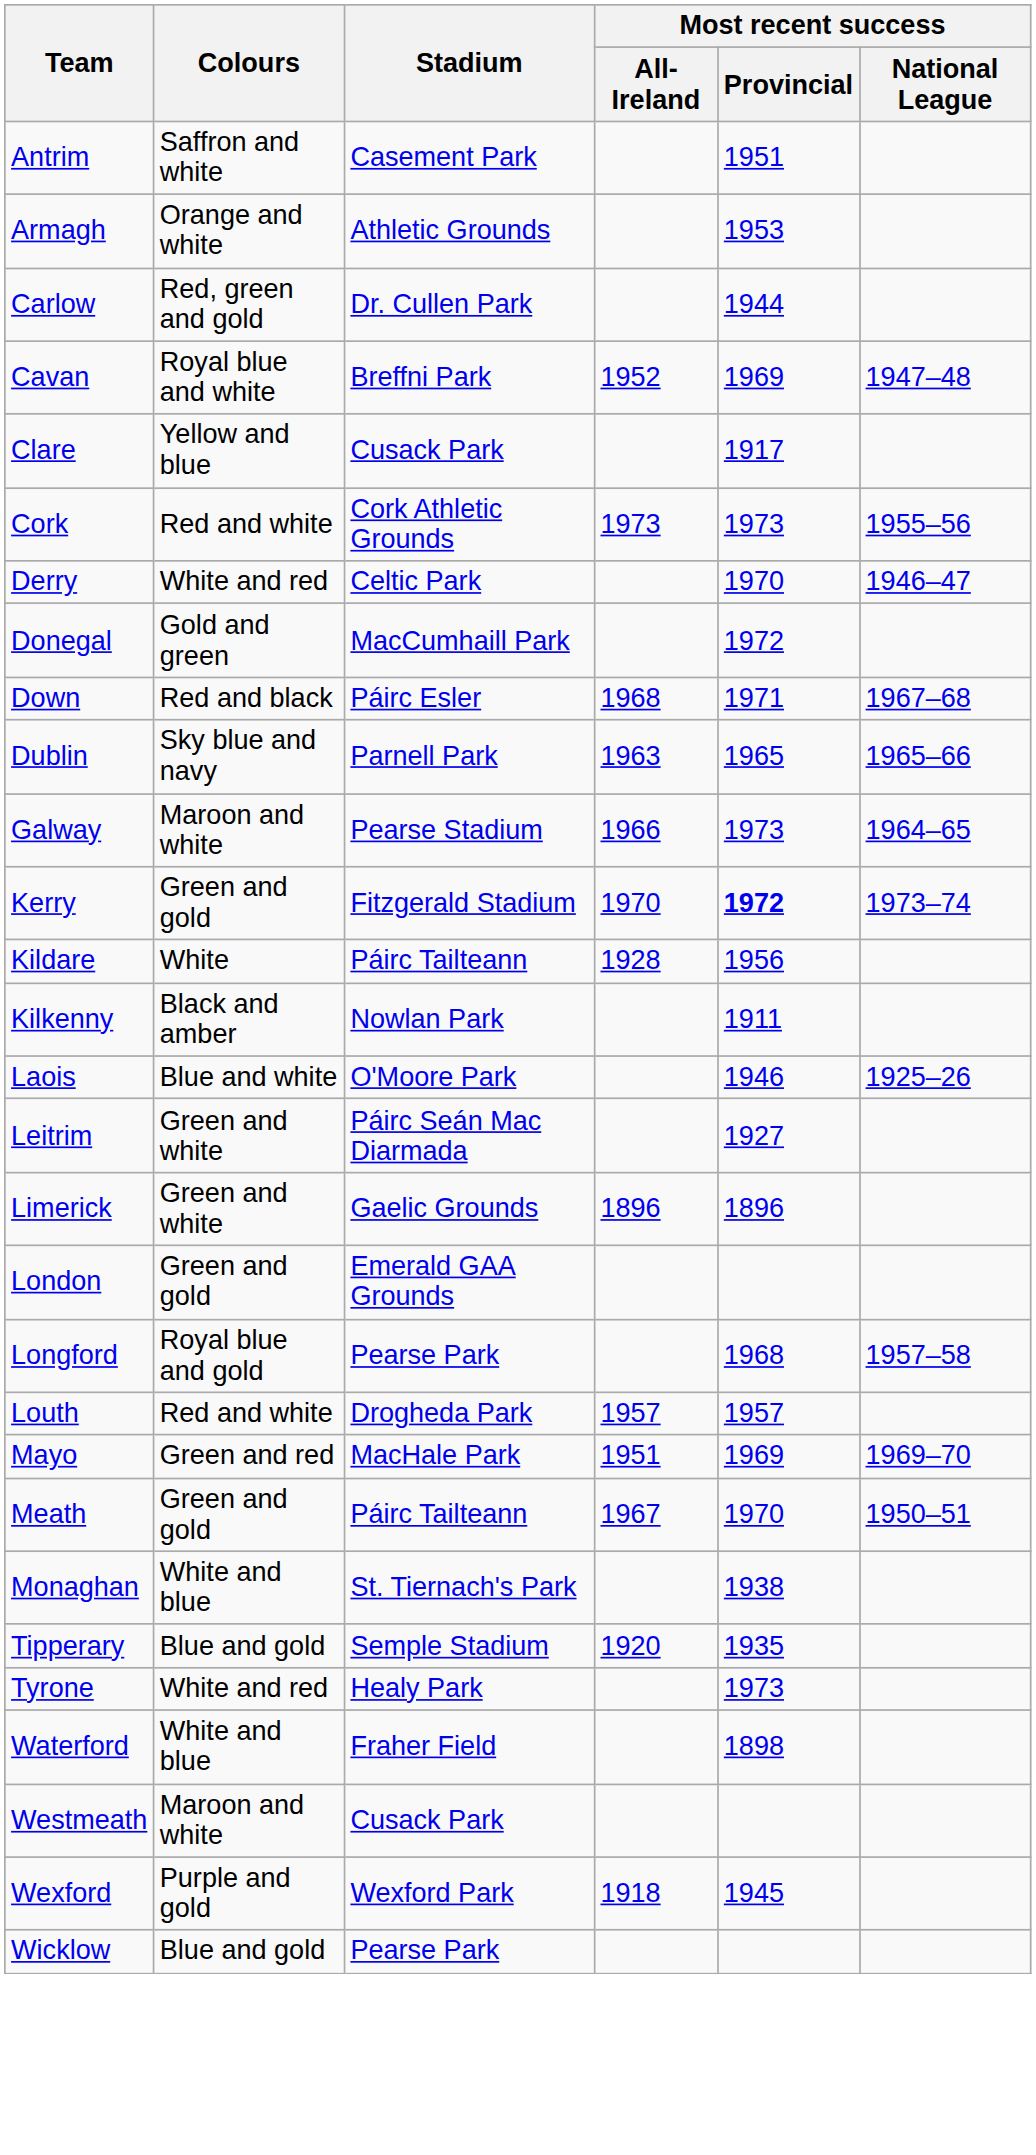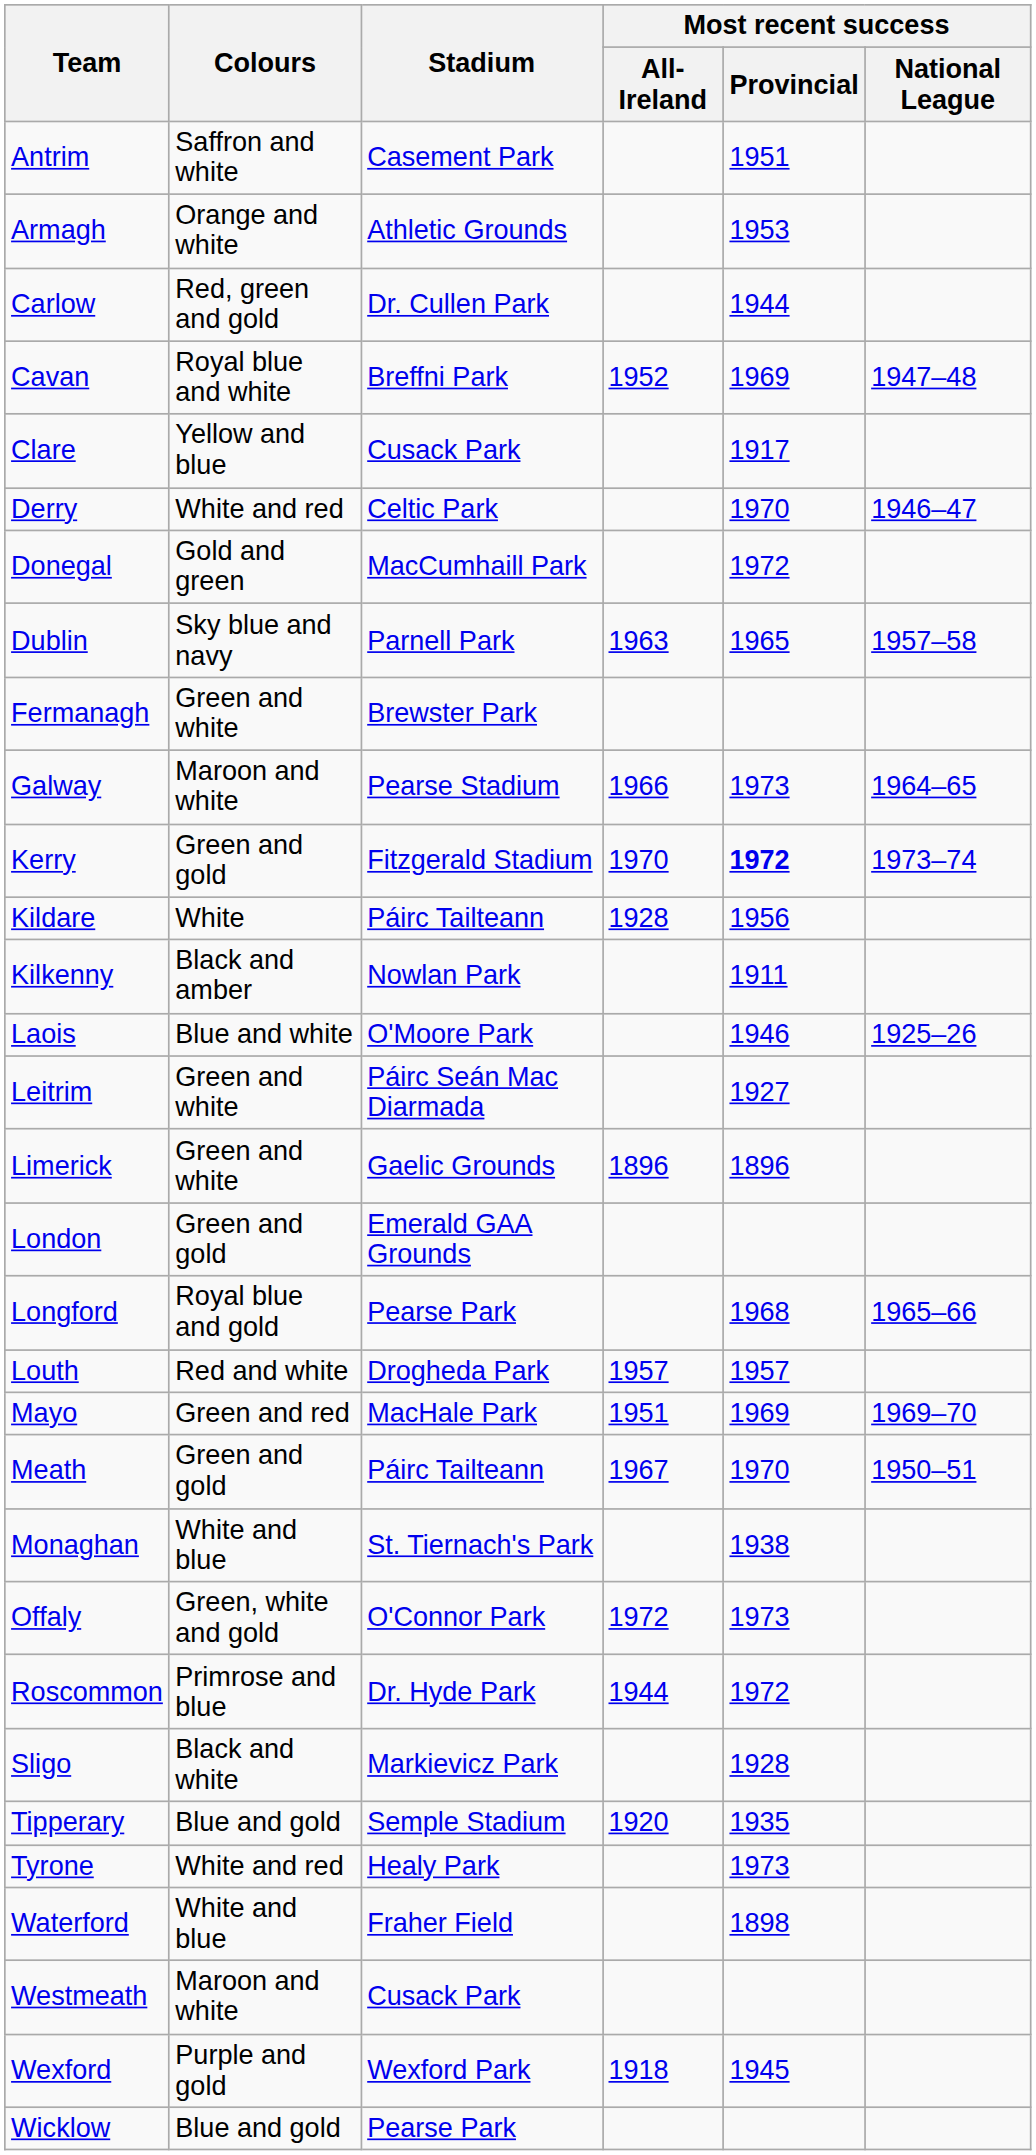- row: (40, 523)
- row: (46, 698)
(918, 756) 1965–66 -> (924, 640) 1957–58
+ row: (80, 713)
(918, 1355) 1957–58 -> (924, 1312) 1965–66
+ row: (46, 1617)
+ row: (87, 1691)
+ row: (41, 1764)
